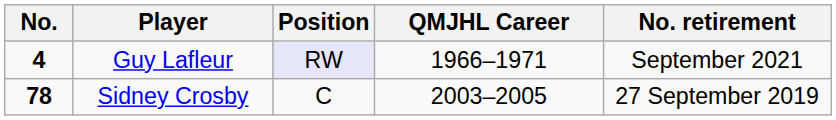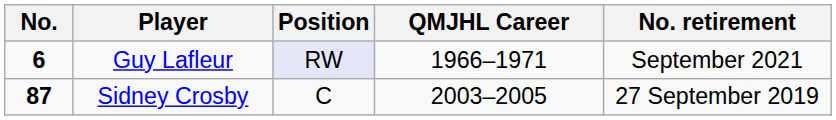(39, 59) 4 -> (39, 59) 6
(39, 96) 78 -> (39, 96) 87
